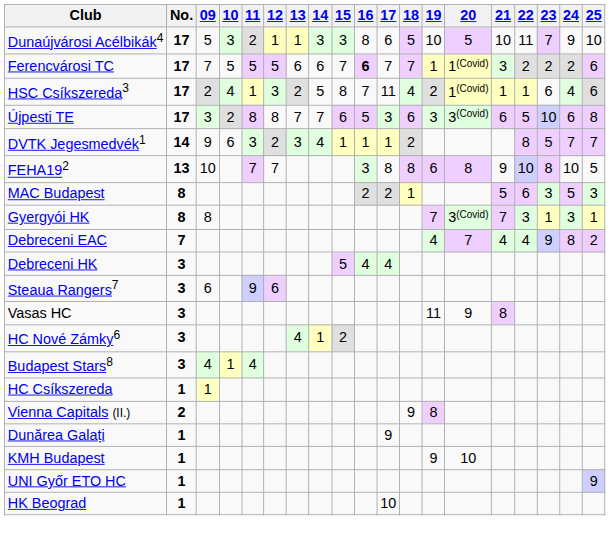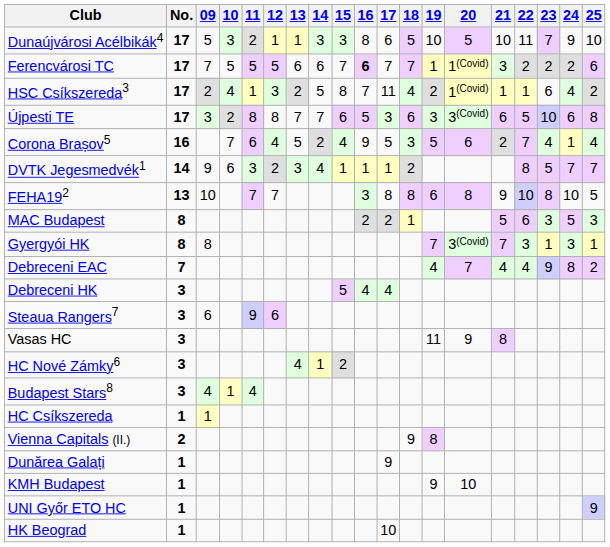(594, 91) 6 -> (594, 91) 2
+ row: (59, 142)
